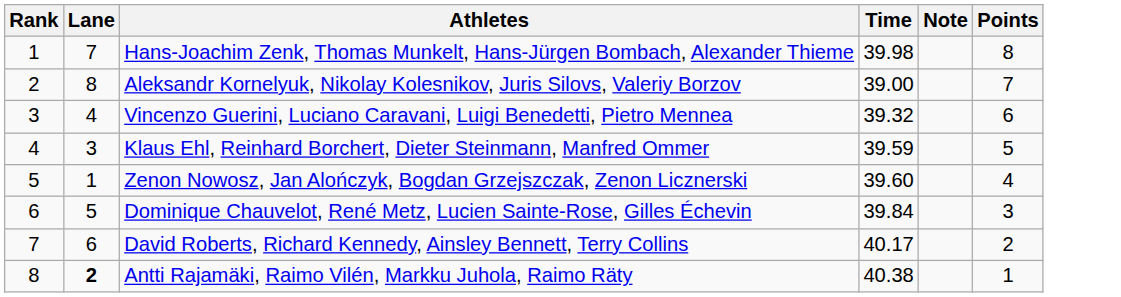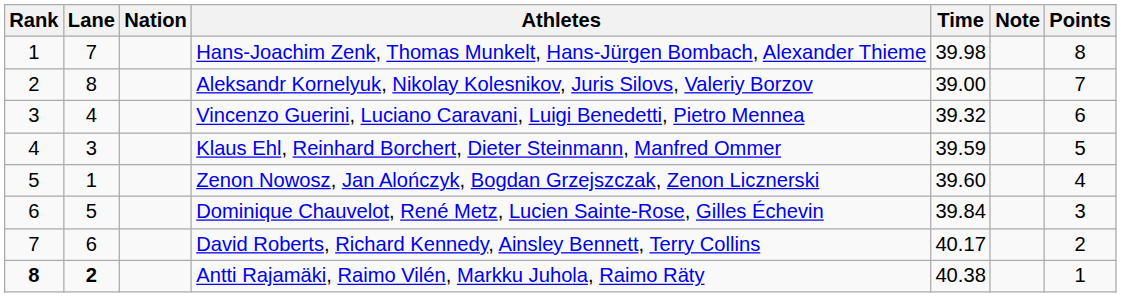+ column: (156, 20)
(34, 276) normal -> (34, 276) bold
